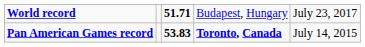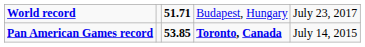(177, 32) 53.83 -> (177, 32) 53.85
